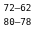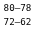rows swapped: (17, 8) <-> (17, 22)
